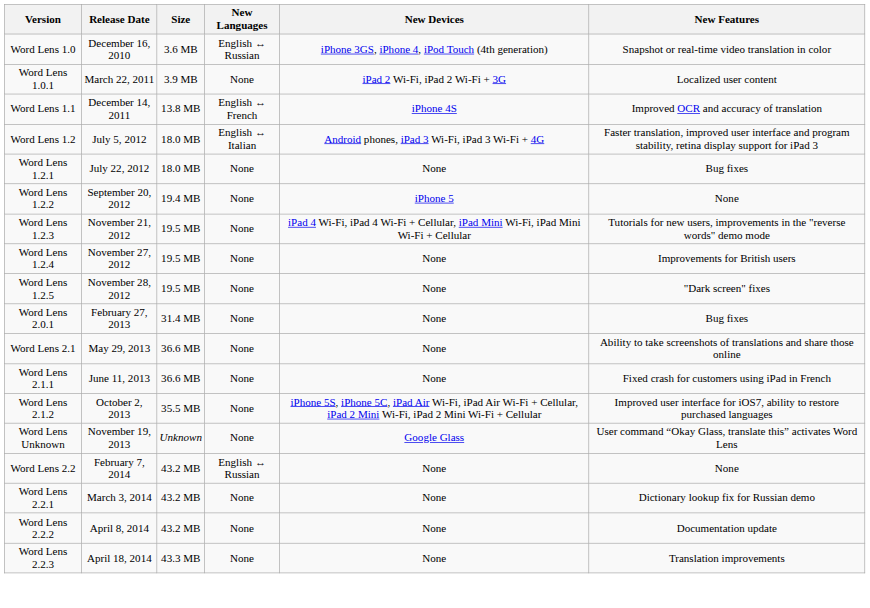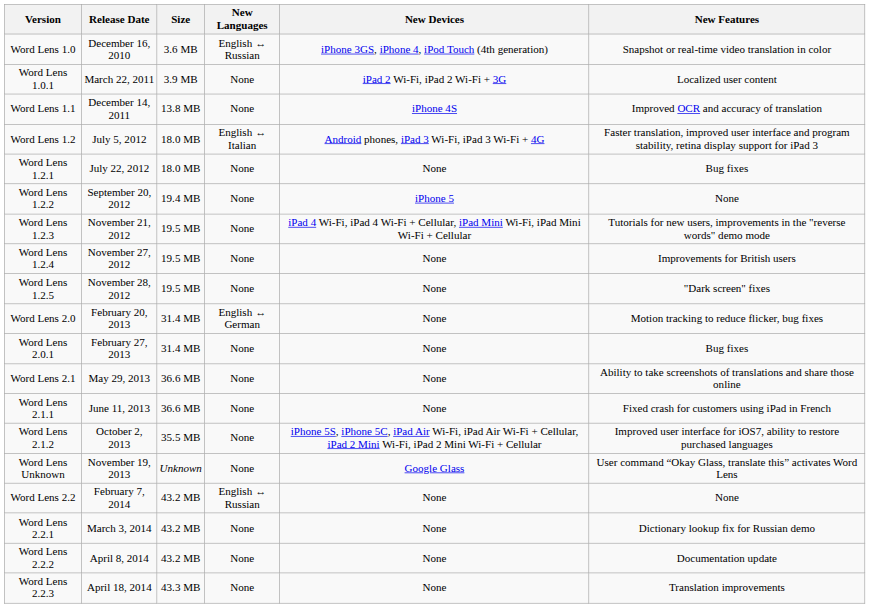(242, 109) English ↔ French -> (242, 109) None
+ row: (43, 318)
